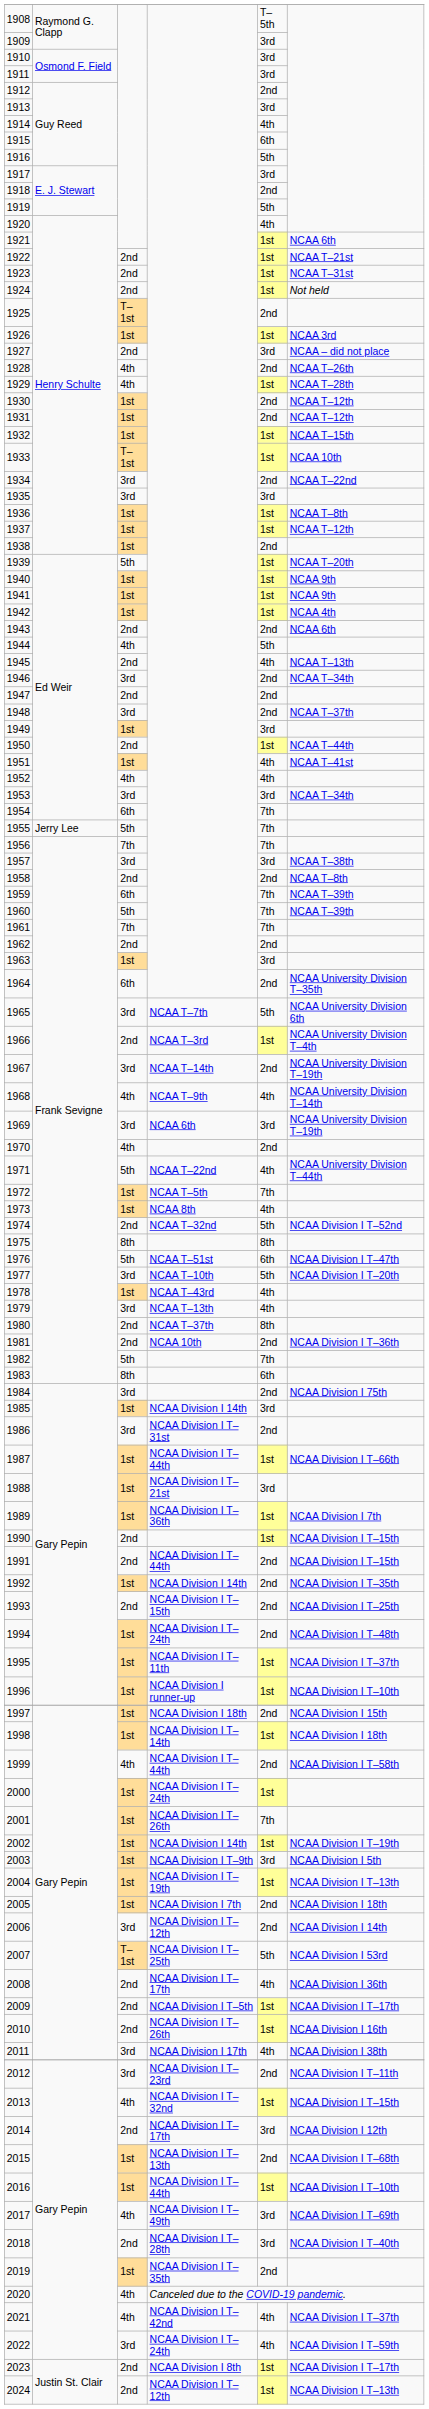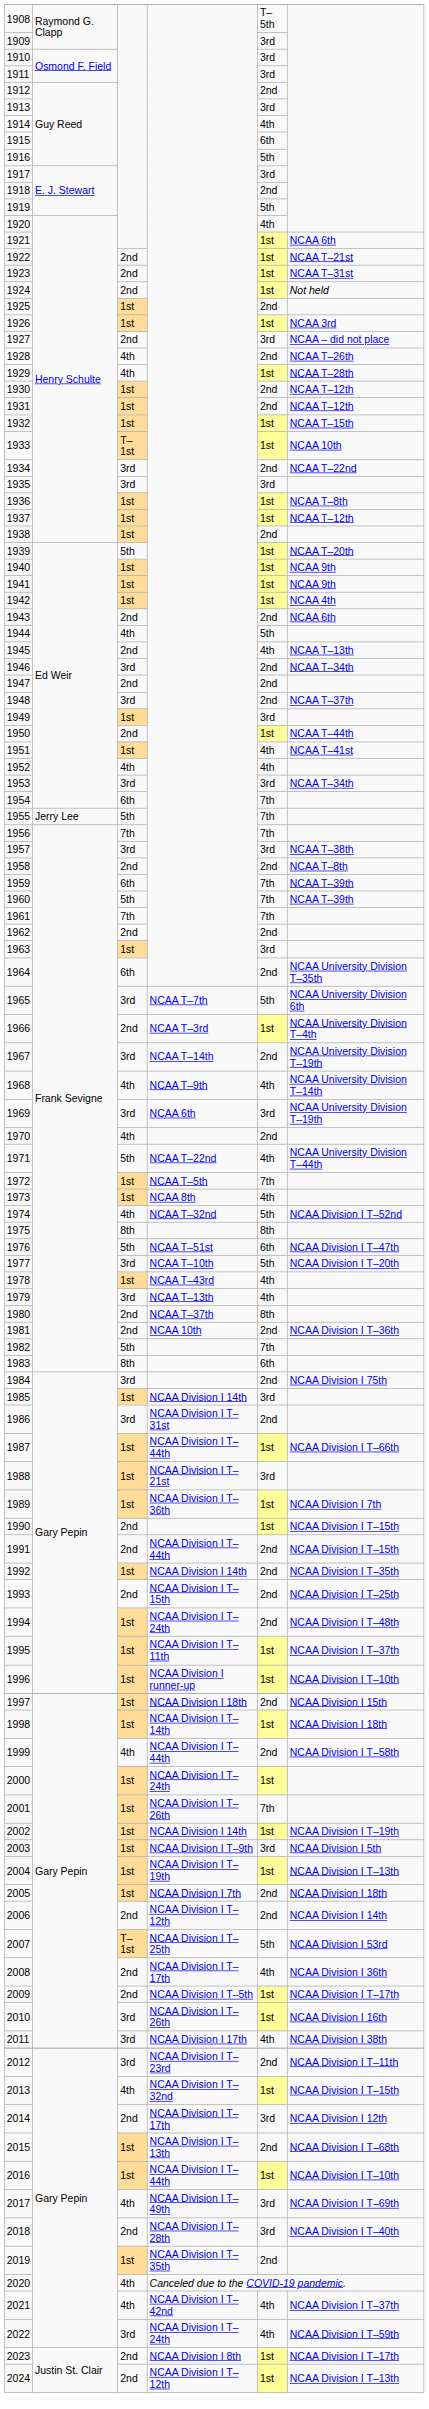(127, 313) T–1st -> (127, 307) 1st
(129, 1226) 2nd -> (128, 1214) 4th
(128, 1927) 3rd -> (129, 1916) 2nd
(129, 2029) 2nd -> (128, 2017) 3rd
